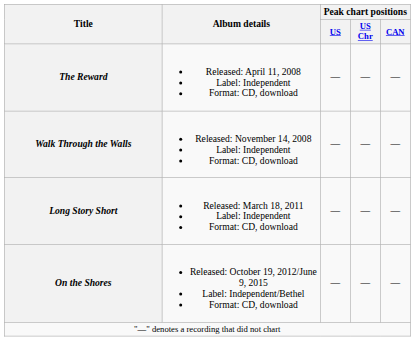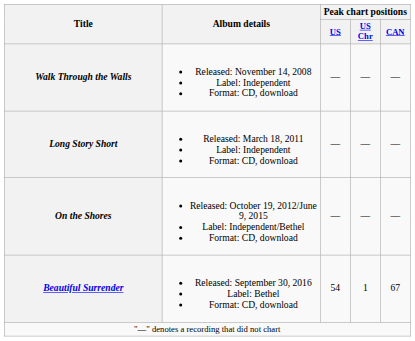- row: (83, 77)
+ row: (83, 288)
